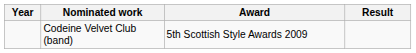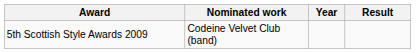columns swapped: (23, 12) <-> (255, 12)
